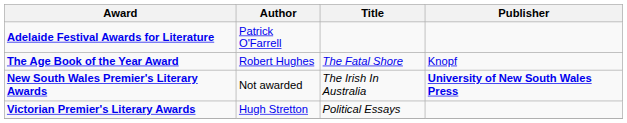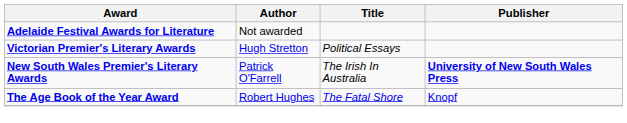(260, 37) Patrick O'Farrell -> (271, 31) Not awarded
rows swapped: (93, 61) <-> (101, 109)
(271, 85) Not awarded -> (260, 72) Patrick O'Farrell
